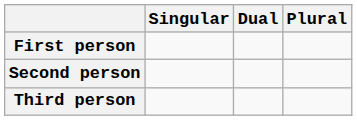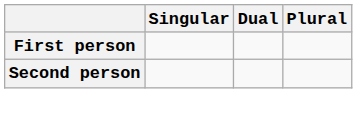- row: (75, 101)
